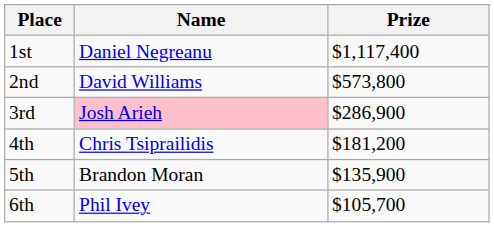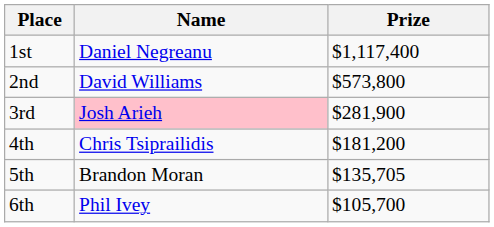(369, 112) $286,900 -> (369, 112) $281,900
(369, 174) $135,900 -> (369, 174) $135,705
